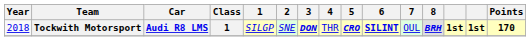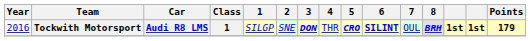(18, 28) 2018 -> (18, 28) 2016
(506, 28) 170 -> (506, 28) 179
